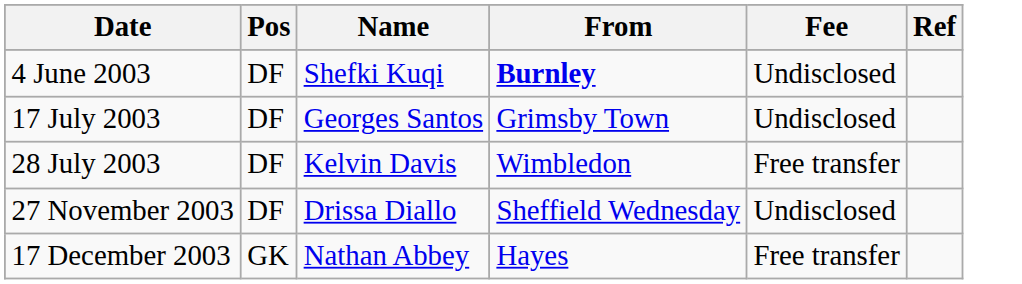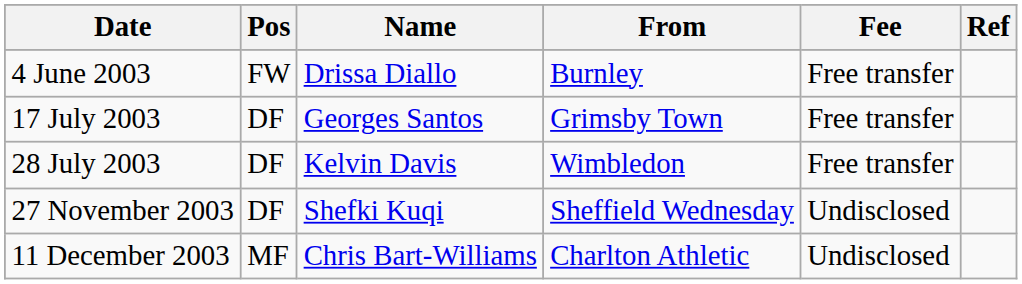(266, 73) DF -> (269, 73) FW
(374, 73) Shefki Kuqi -> (380, 73) Drissa Diallo
(546, 73) bold -> (597, 73) normal
(825, 73) Undisclosed -> (880, 73) Free transfer
(825, 118) Undisclosed -> (880, 118) Free transfer
(380, 210) Drissa Diallo -> (374, 210) Shefki Kuqi
+ row: (121, 255)
- row: (121, 255)
